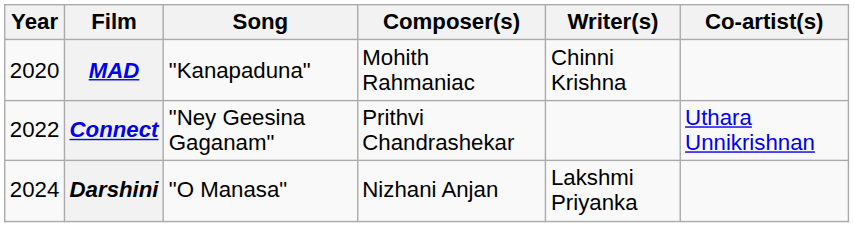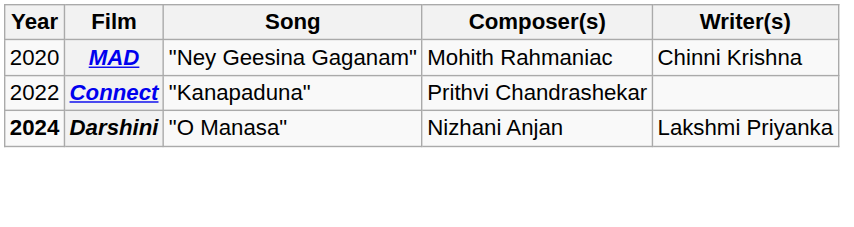- column: (764, 22)
(240, 69) "Kanapaduna" -> (293, 57) "Ney Geesina Gaganam"
(237, 130) "Ney Geesina Gaganam" -> (240, 92) "Kanapaduna"
(35, 190) normal -> (35, 127) bold
